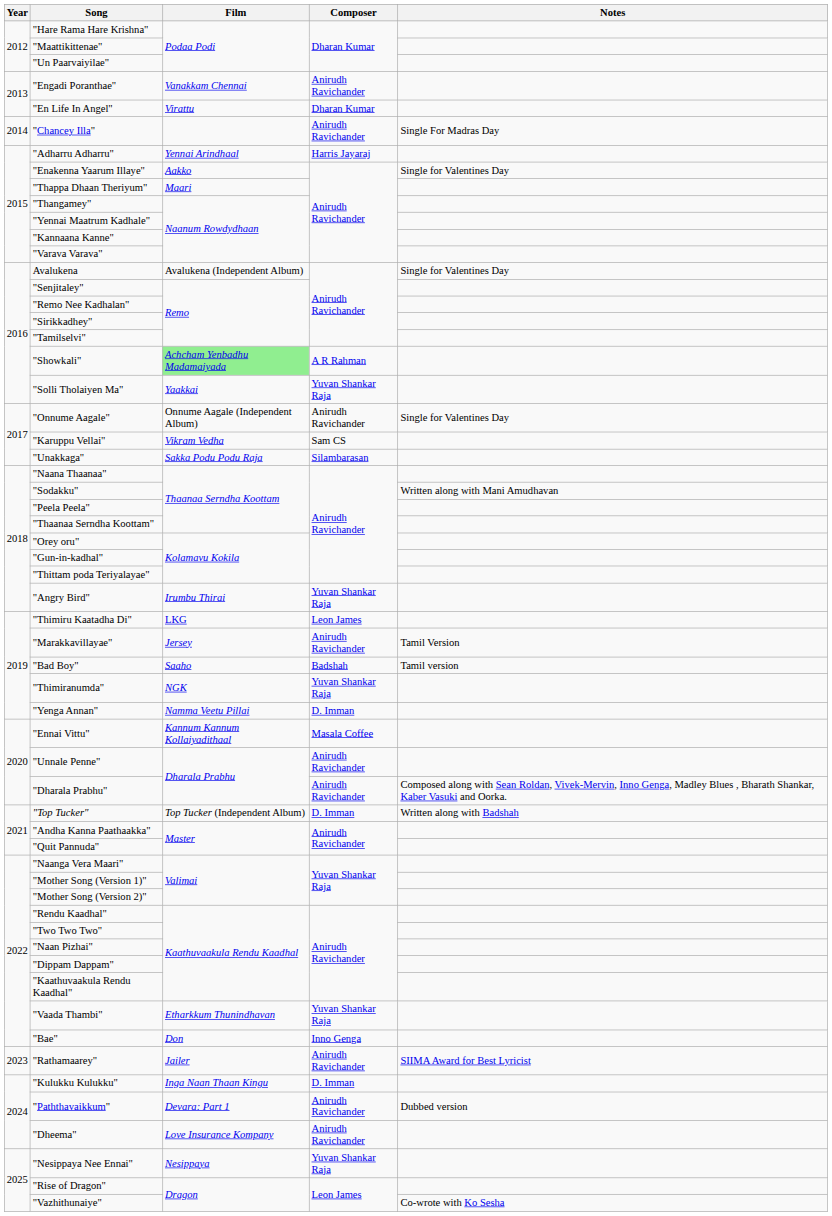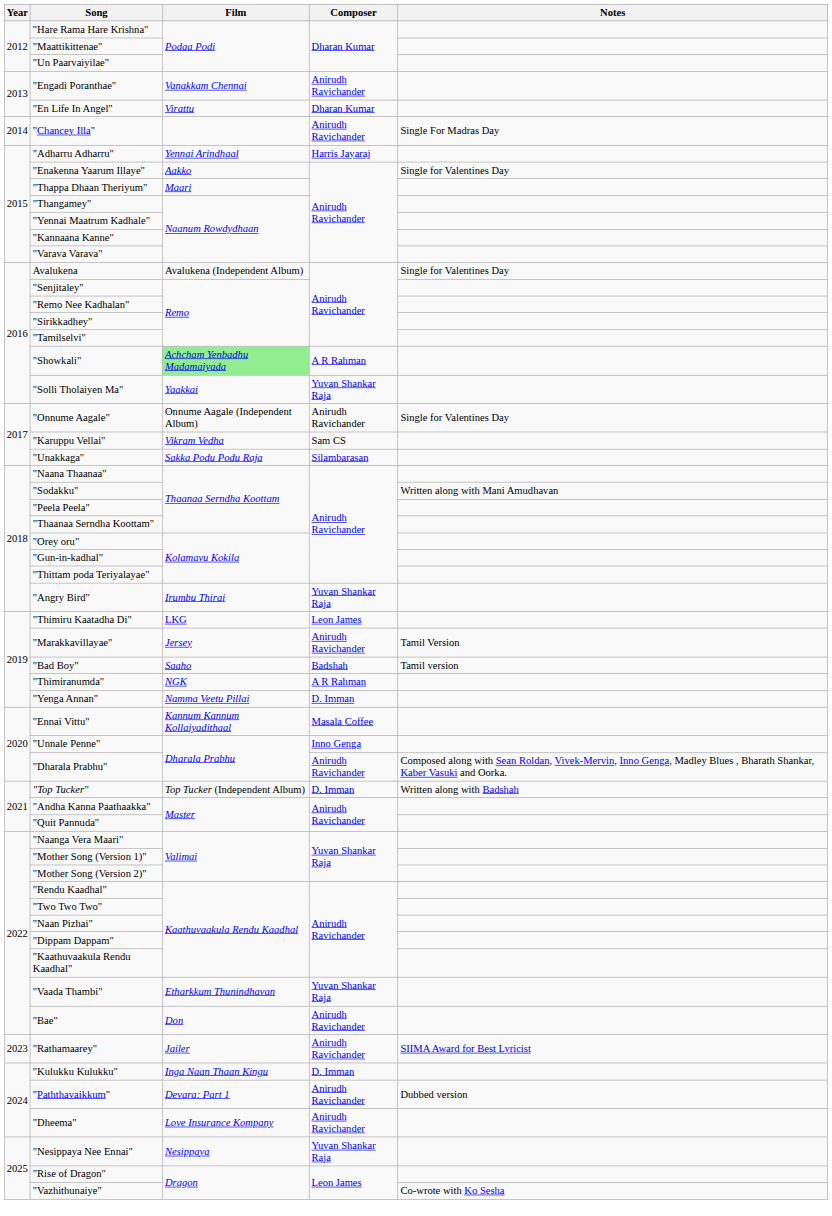(344, 688) Yuvan Shankar Raja -> (339, 682) A R Rahman
(338, 762) Anirudh Ravichander -> (336, 744) Inno Genga
(336, 1038) Inno Genga -> (338, 1020) Anirudh Ravichander
